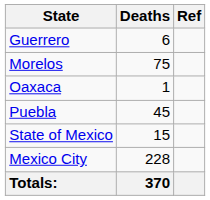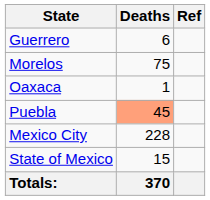(162, 111) no background -> (162, 111) lightsalmon background
rows swapped: (61, 135) <-> (48, 159)
